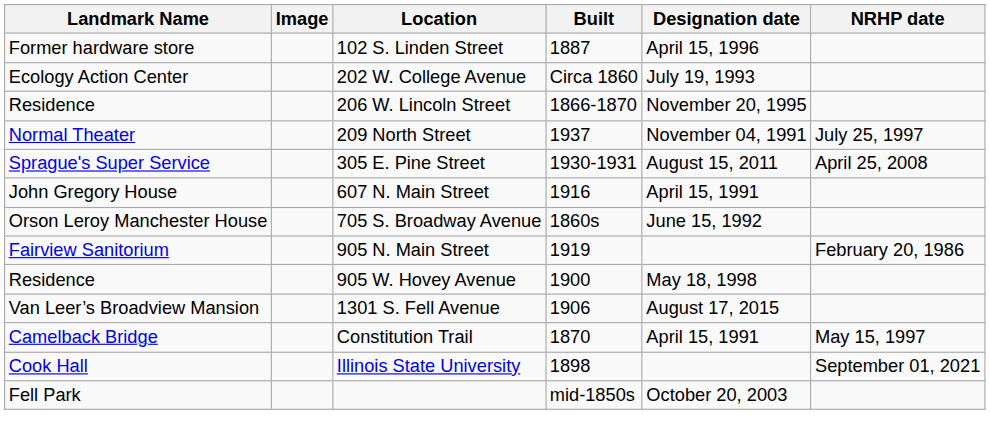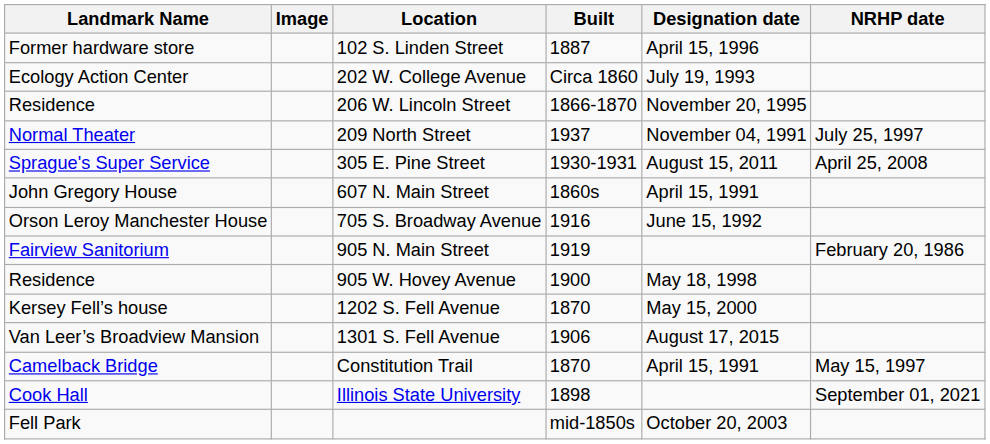(570, 192) 1916 -> (575, 192) 1860s
(575, 221) 1860s -> (570, 221) 1916
+ row: (418, 308)
